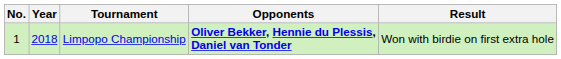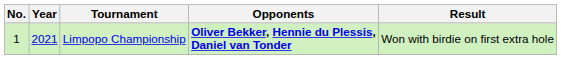(44, 39) 2018 -> (44, 39) 2021
